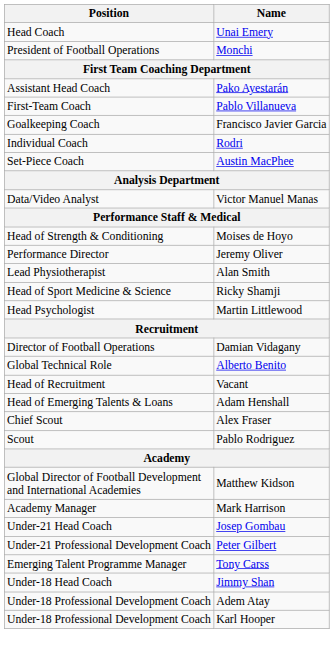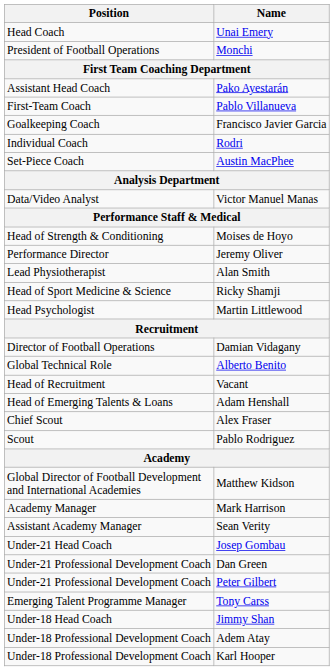+ row: (243, 527)
+ row: (242, 564)
